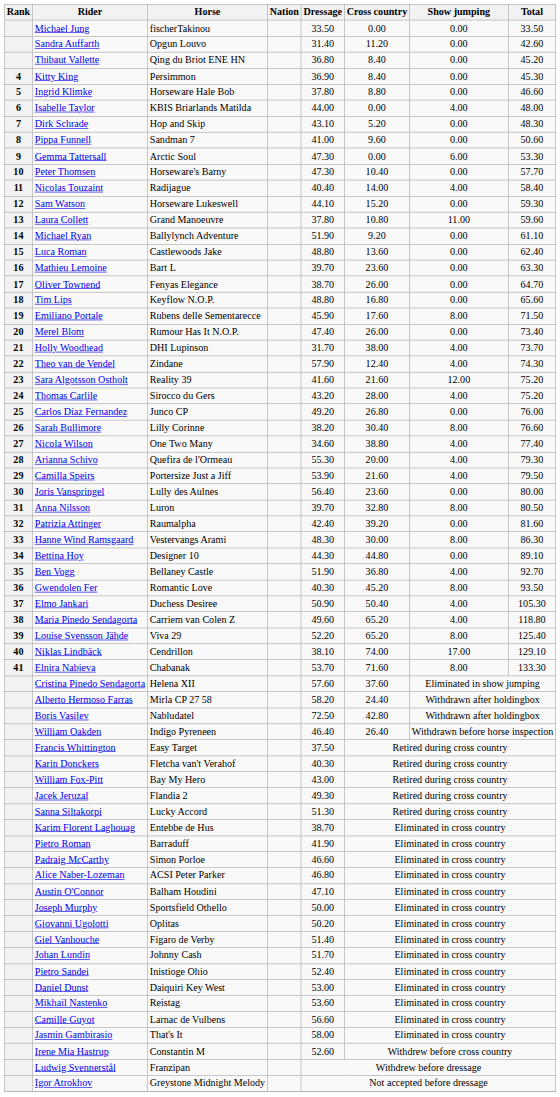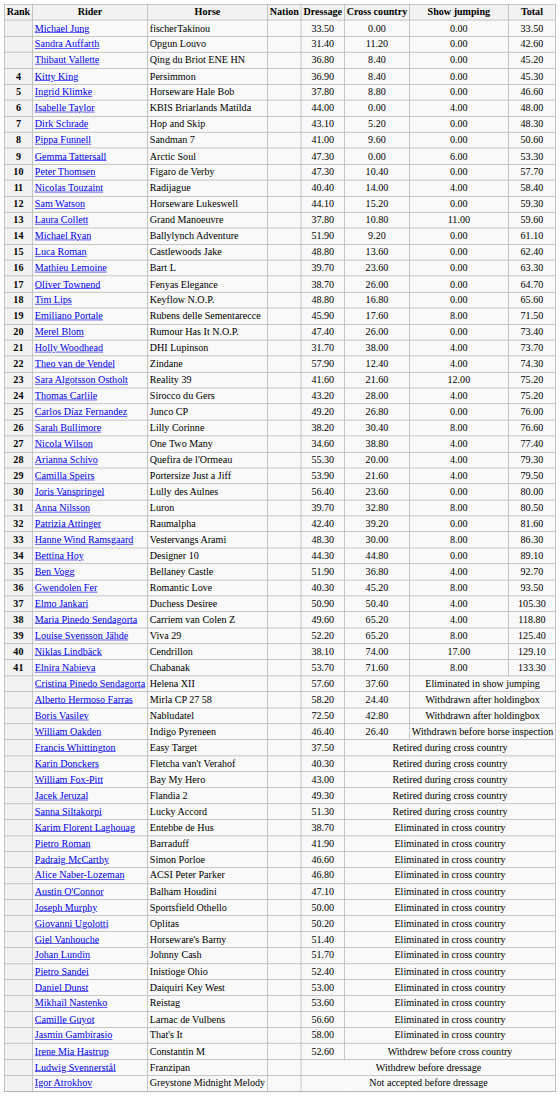(188, 172) Horseware's Barny -> (182, 172) Figaro de Verby
(182, 939) Figaro de Verby -> (188, 939) Horseware's Barny
